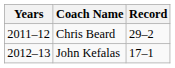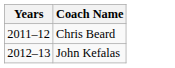- column: (148, 14)
